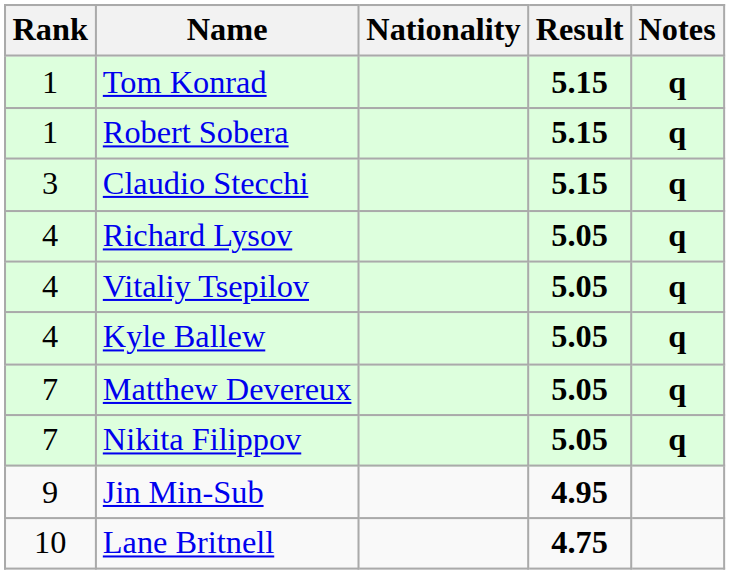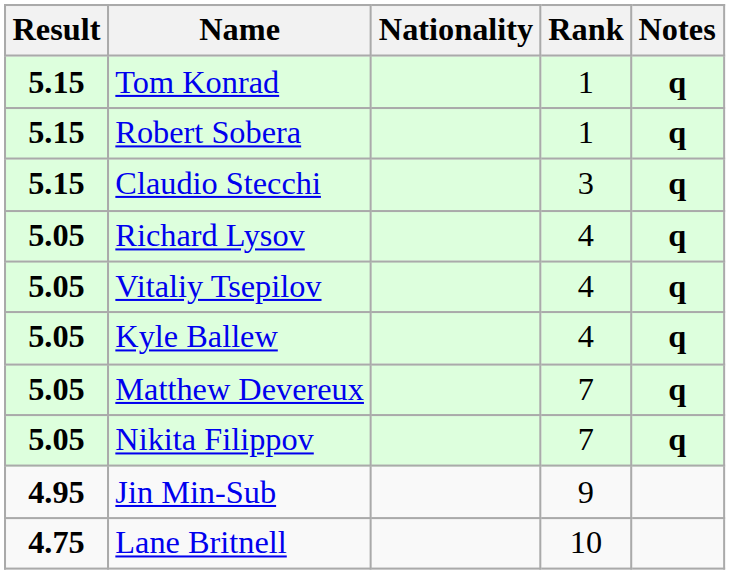columns swapped: (50, 30) <-> (580, 30)
